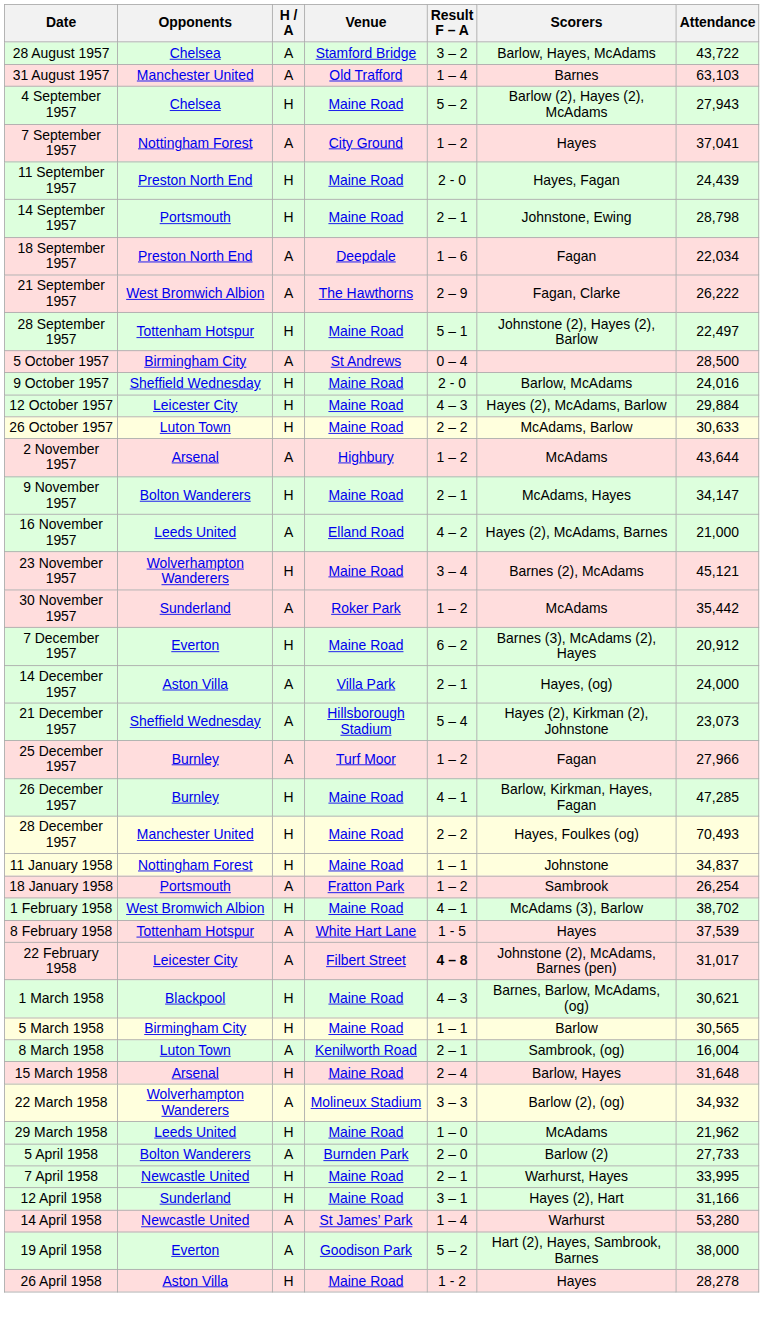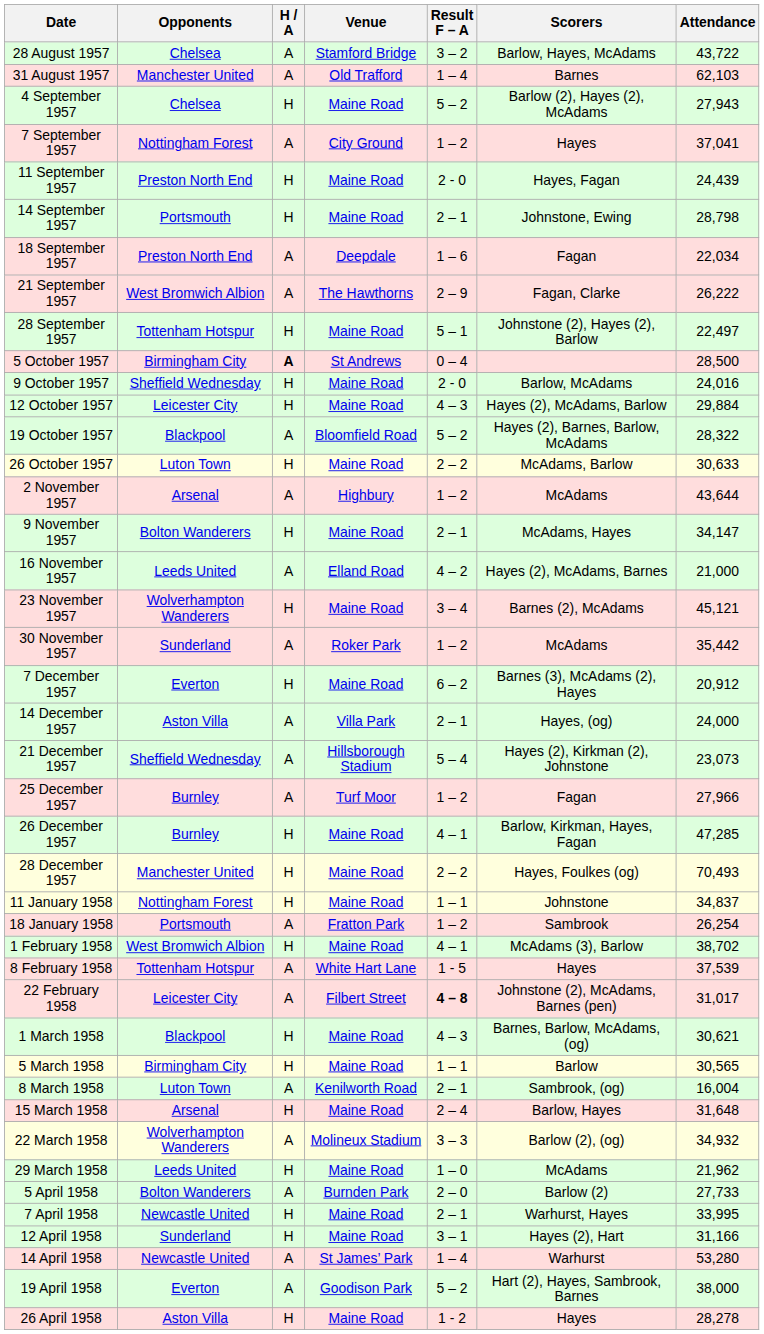(718, 75) 63,103 -> (718, 75) 62,103
(289, 361) normal -> (289, 361) bold
+ row: (61, 435)
